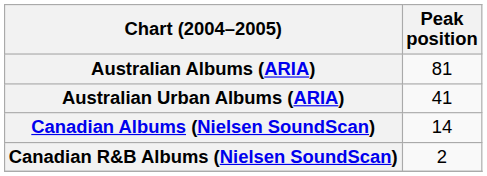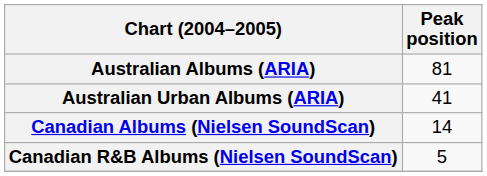(442, 156) 2 -> (442, 156) 5
